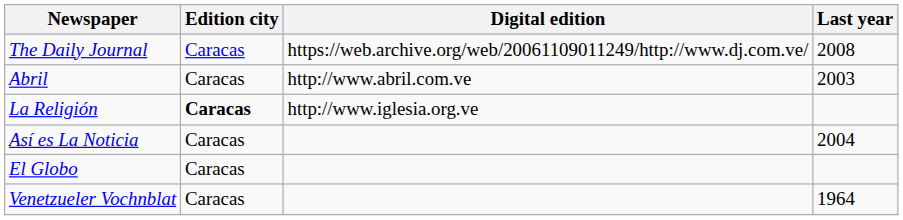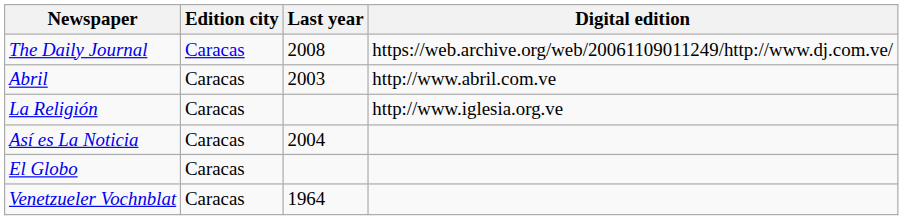columns swapped: (855, 19) <-> (548, 19)
(218, 109) bold -> (215, 109) normal
